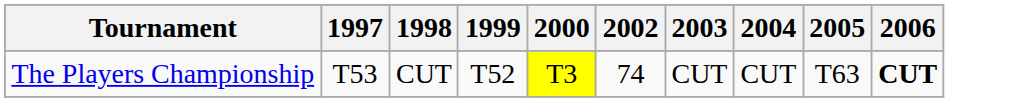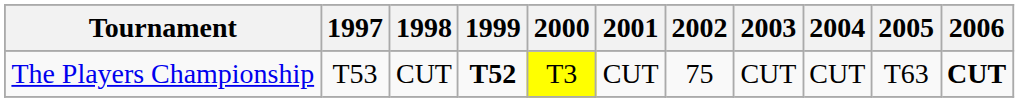+ column: (631, 27)
(493, 73) normal -> (493, 73) bold
(631, 73) 74 -> (699, 73) 75
